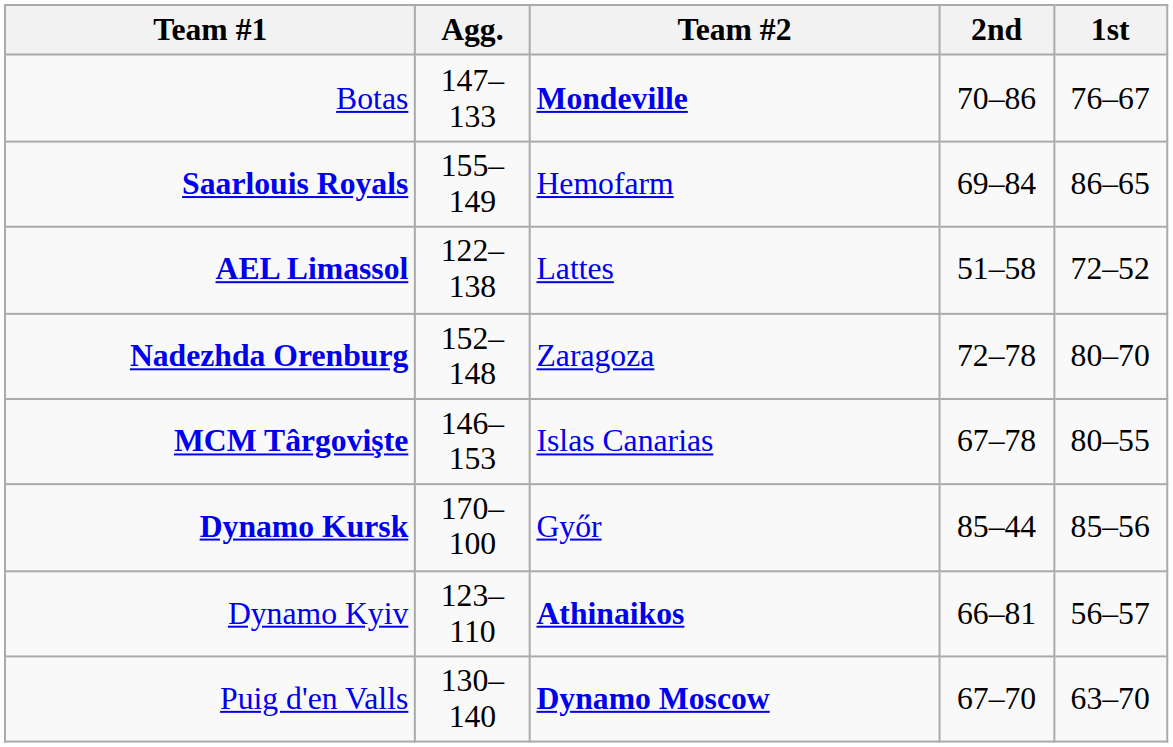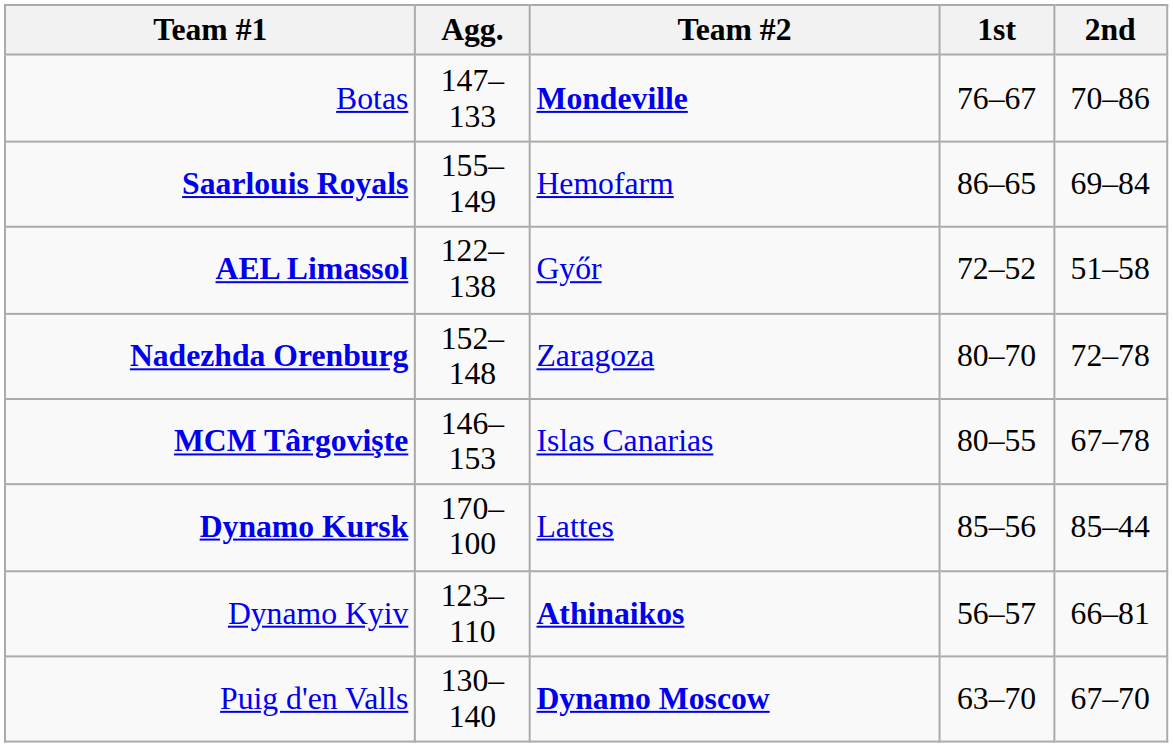columns swapped: (1110, 29) <-> (997, 29)
(575, 269) Lattes -> (569, 269) Győr
(569, 527) Győr -> (575, 527) Lattes
